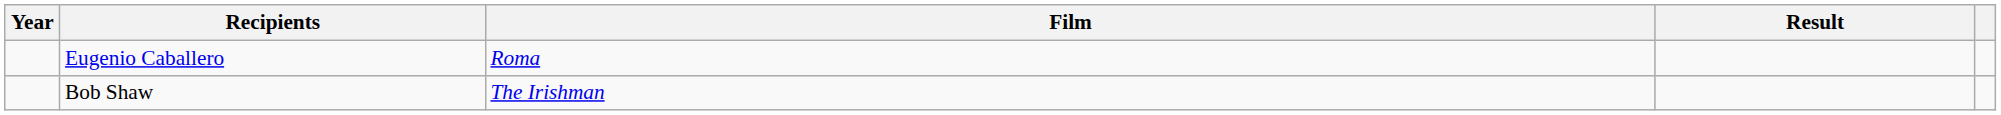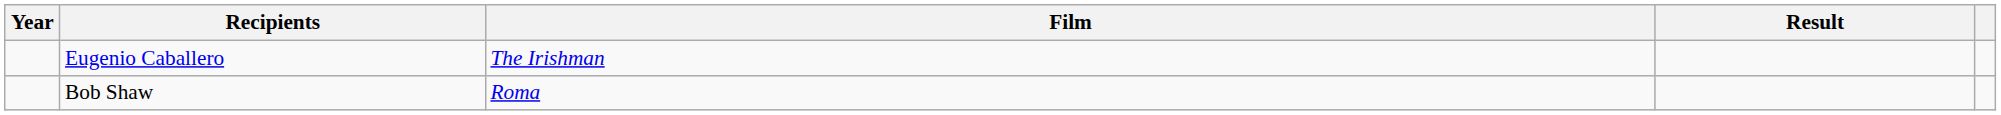(515, 57) Roma -> (548, 57) The Irishman
(548, 92) The Irishman -> (515, 92) Roma
